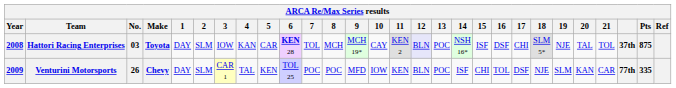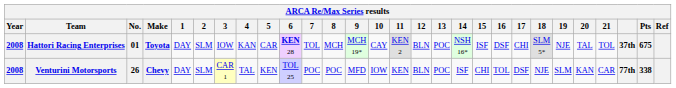(135, 46) 03 -> (135, 46) 01
(421, 46) lavender background -> (421, 46) no background
(645, 46) 875 -> (645, 46) 675
(15, 71) 2009 -> (15, 71) 2008
(645, 71) 335 -> (645, 71) 338
